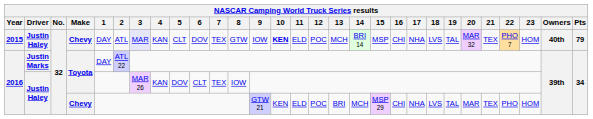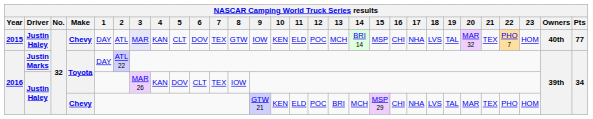(280, 40) bold -> (280, 40) normal
(580, 40) 79 -> (580, 40) 77
